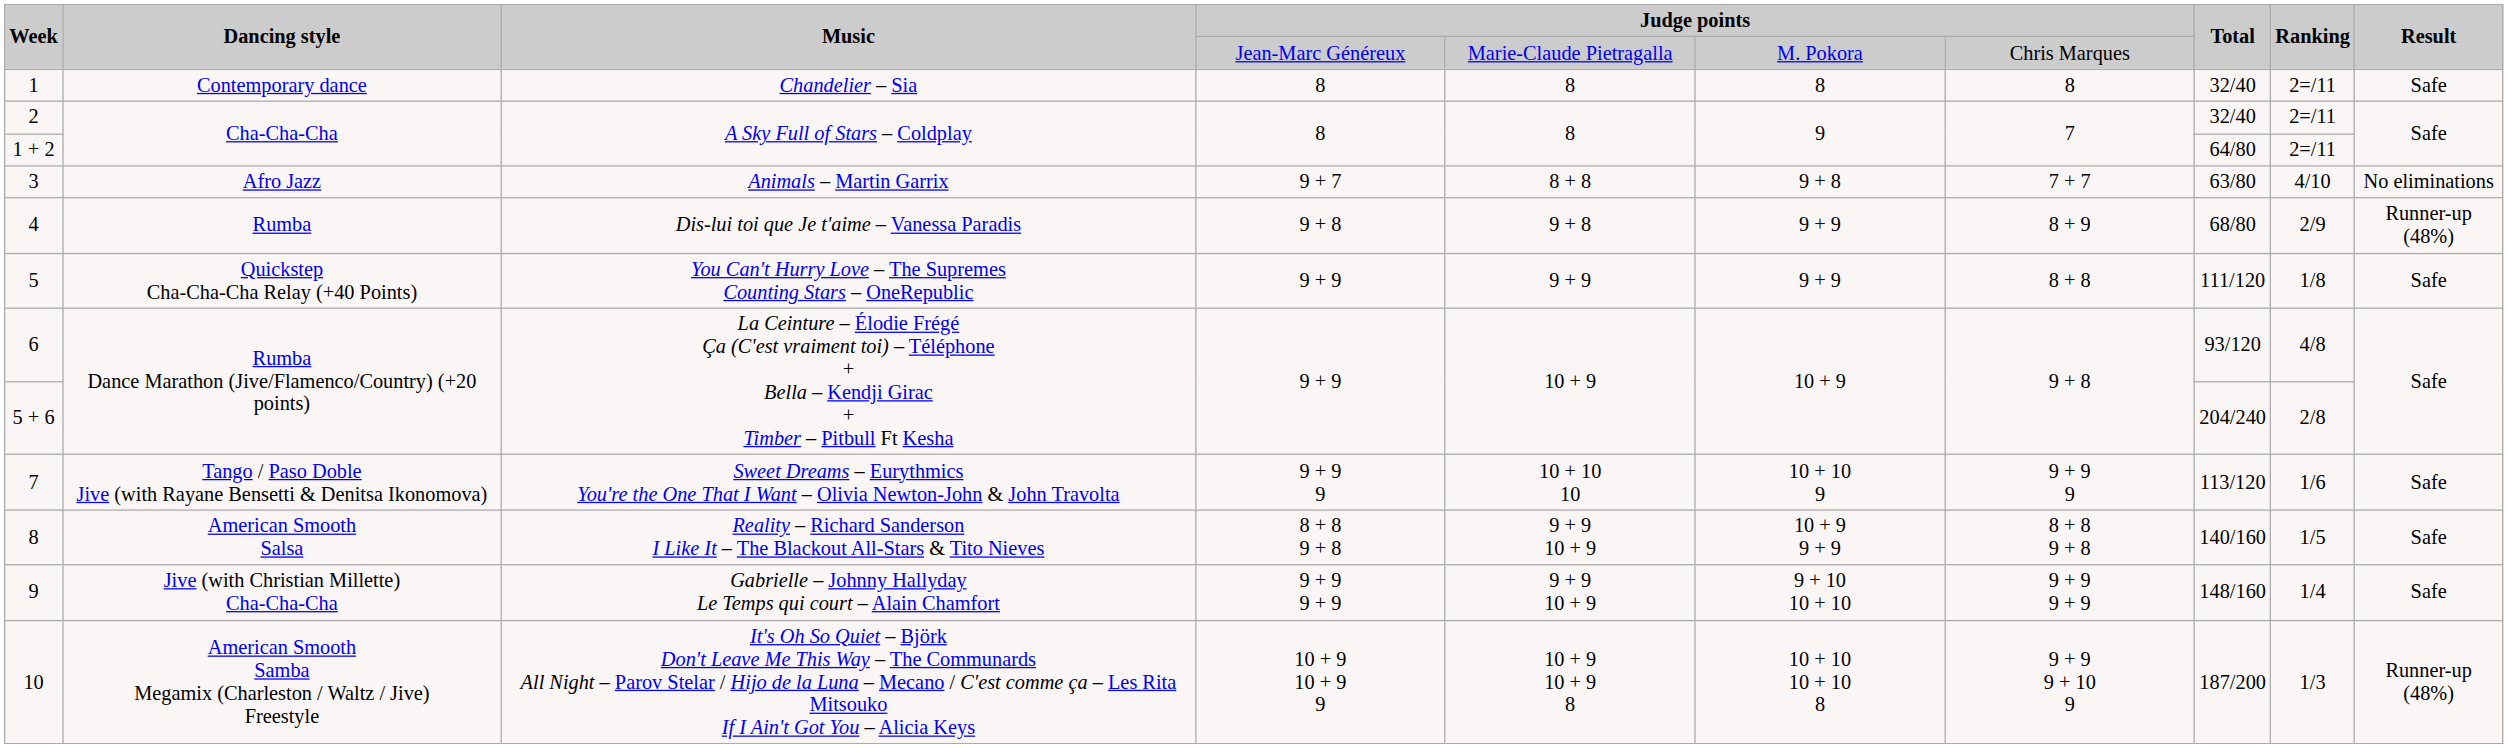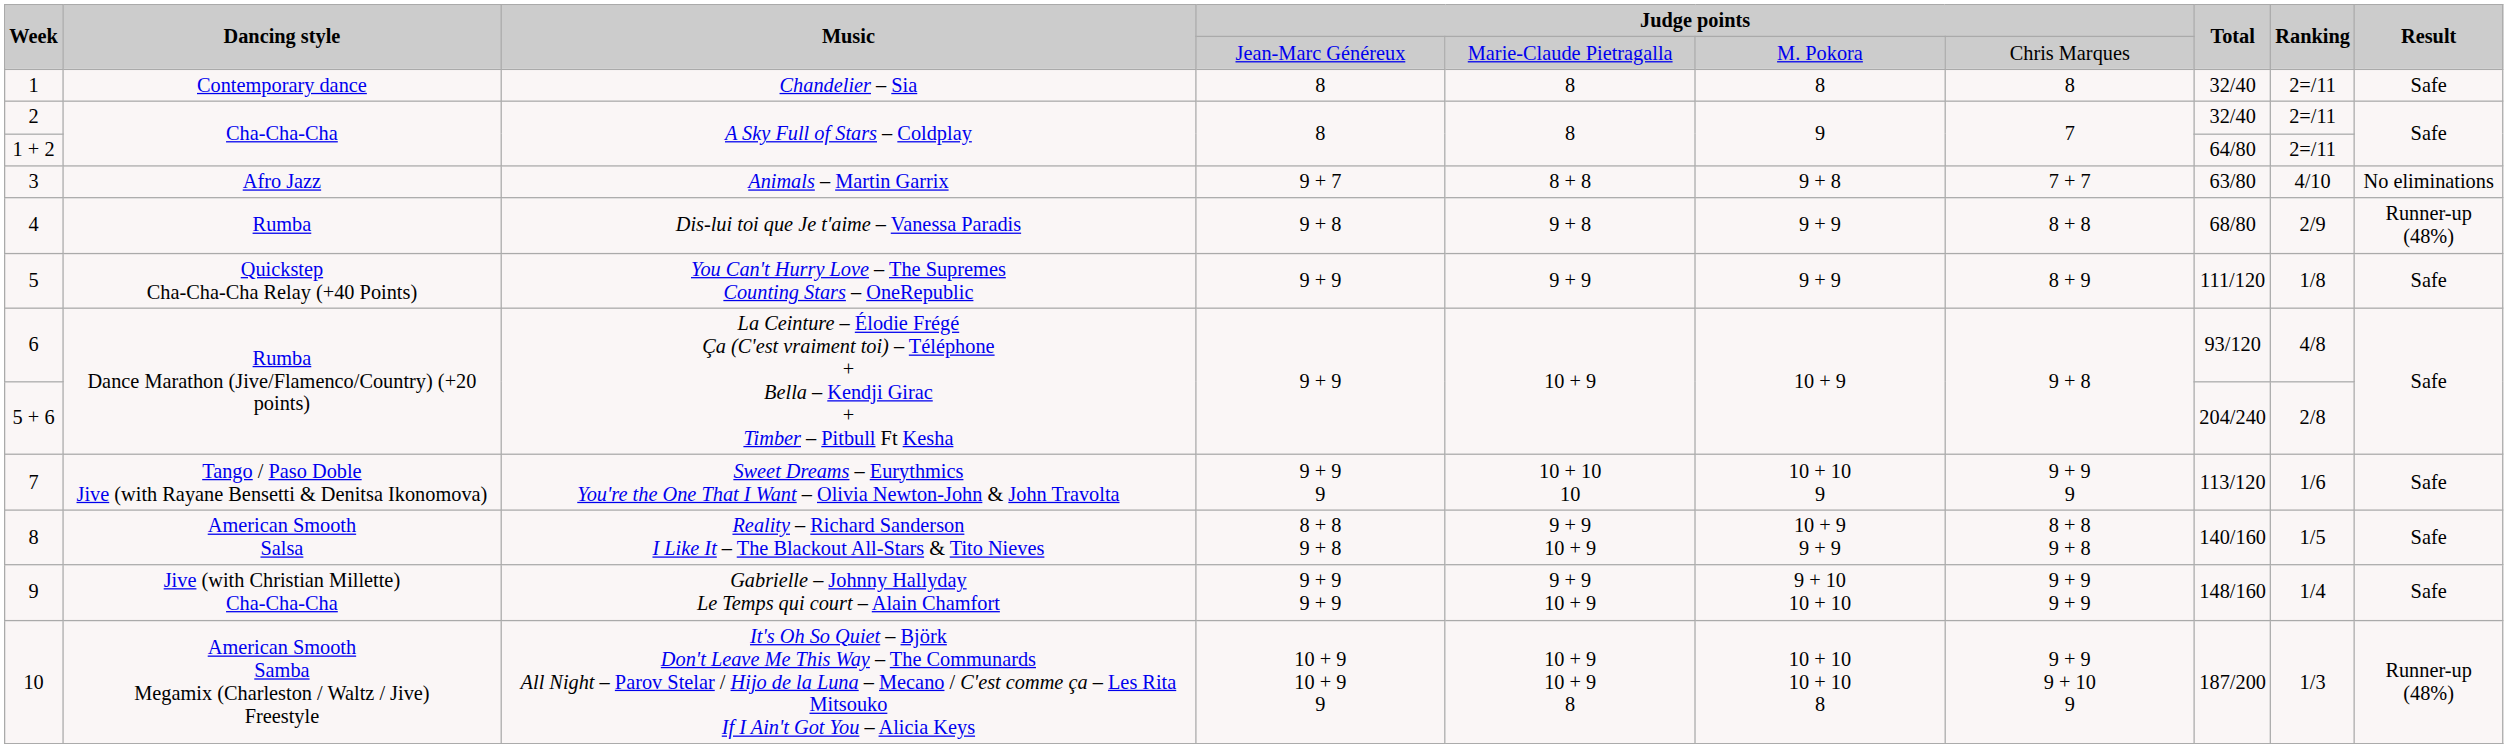(2070, 225) 8 + 9 -> (2070, 225) 8 + 8
(2070, 280) 8 + 8 -> (2070, 280) 8 + 9
